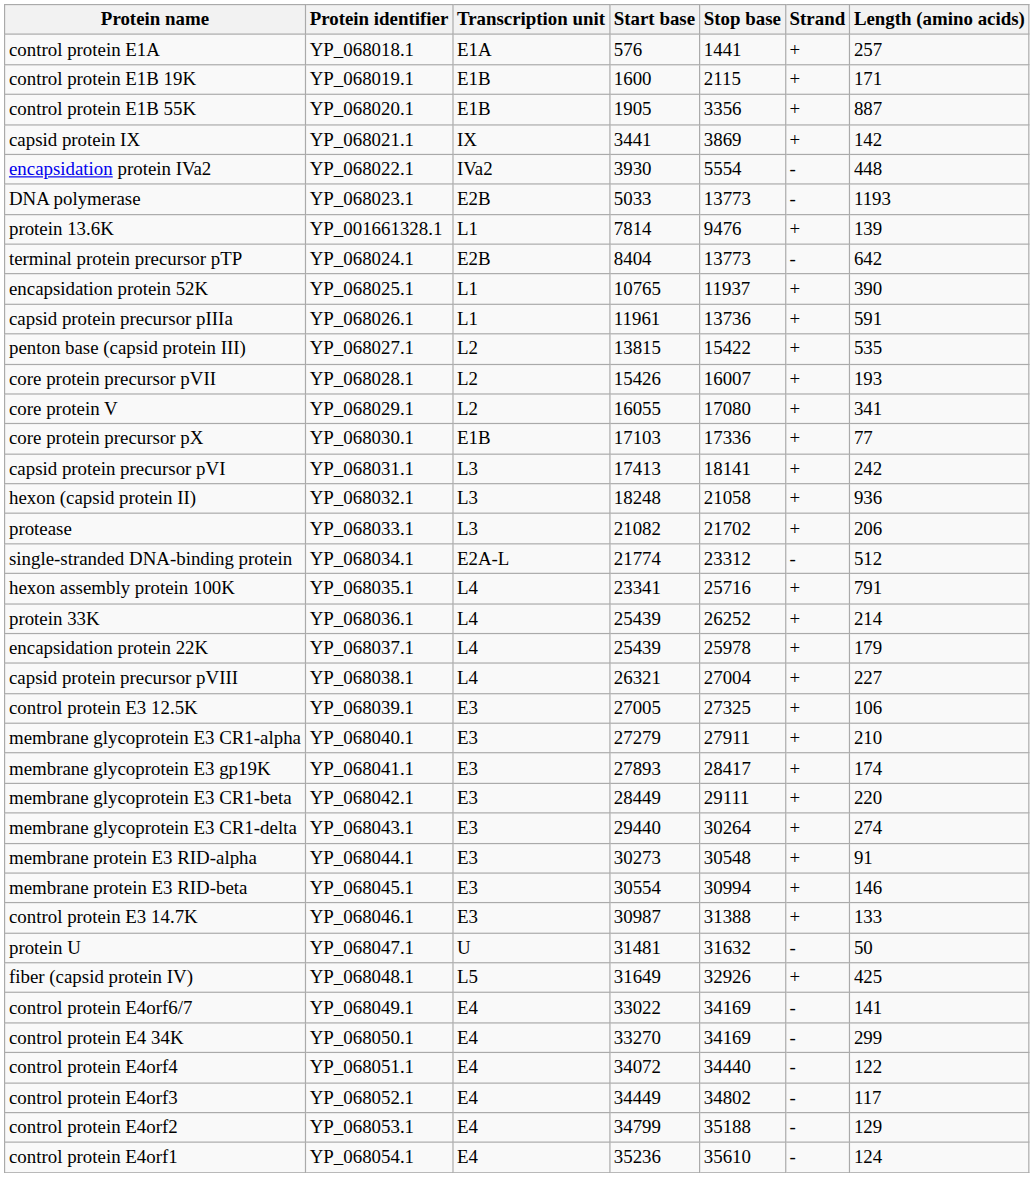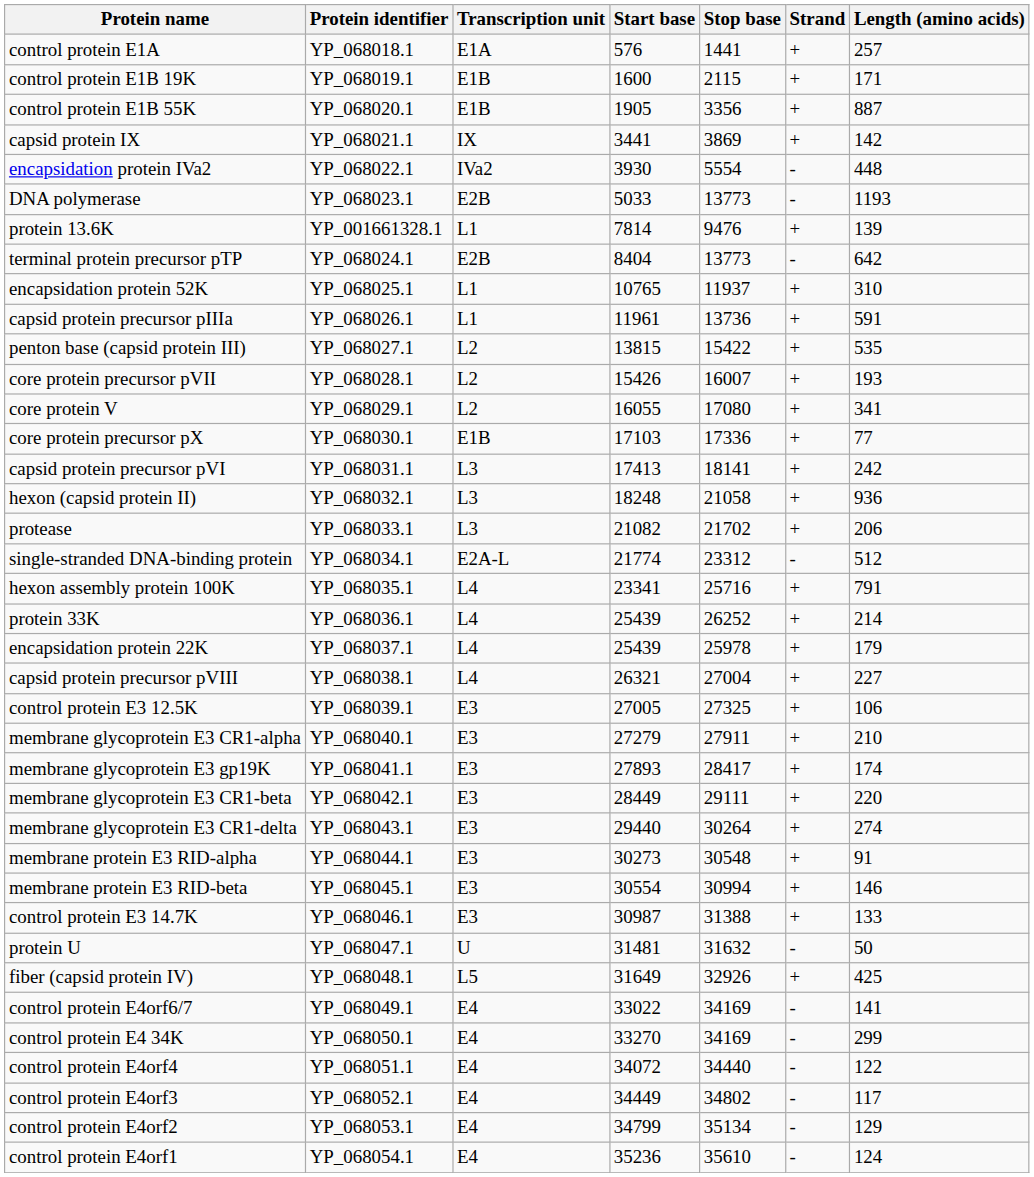(868, 288) 390 -> (868, 288) 310
(727, 1127) 35188 -> (727, 1127) 35134
